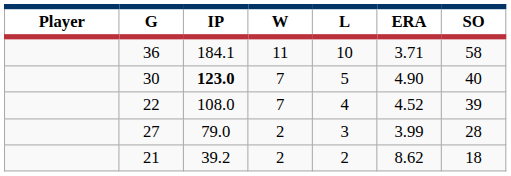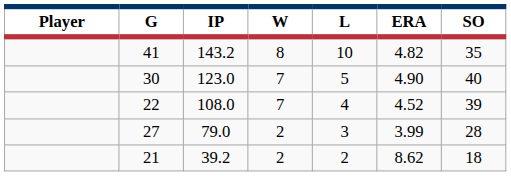- row: (151, 52)
+ row: (151, 52)
(216, 78) bold -> (216, 78) normal
